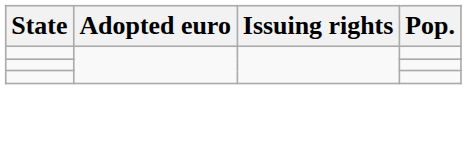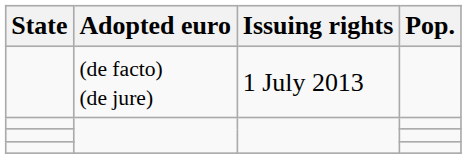+ row: (121, 83)
